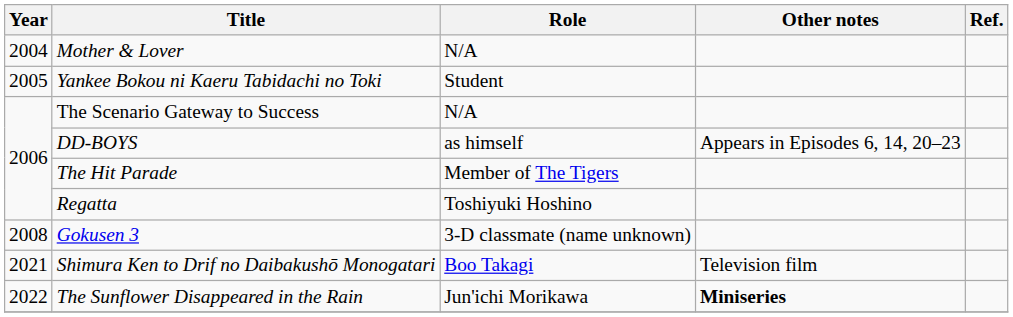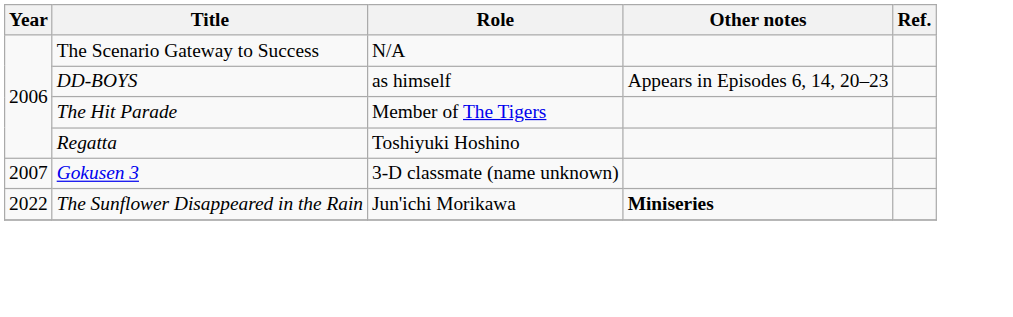- row: (120, 50)
- row: (219, 81)
(28, 234) 2008 -> (28, 173) 2007
- row: (246, 265)
